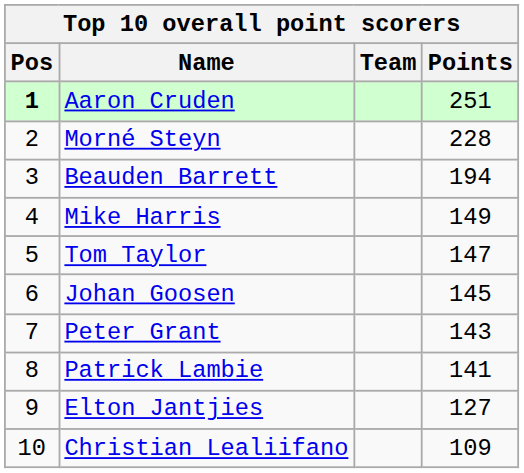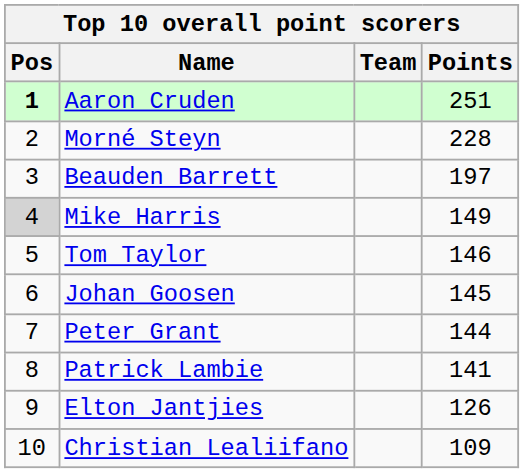(470, 178) 194 -> (470, 178) 197
(32, 217) no background -> (32, 217) lightgrey background
(470, 256) 147 -> (470, 256) 146
(470, 333) 143 -> (470, 333) 144
(470, 410) 127 -> (470, 410) 126
